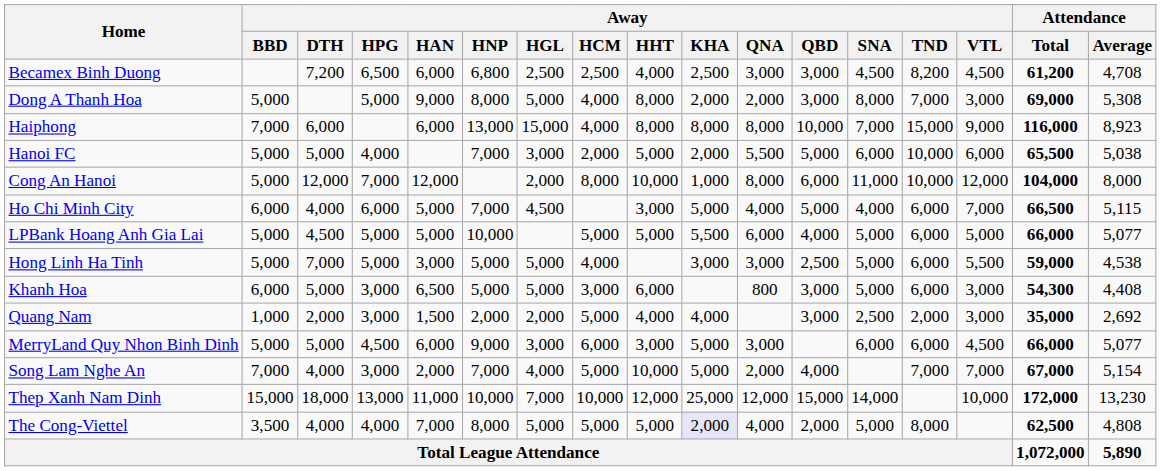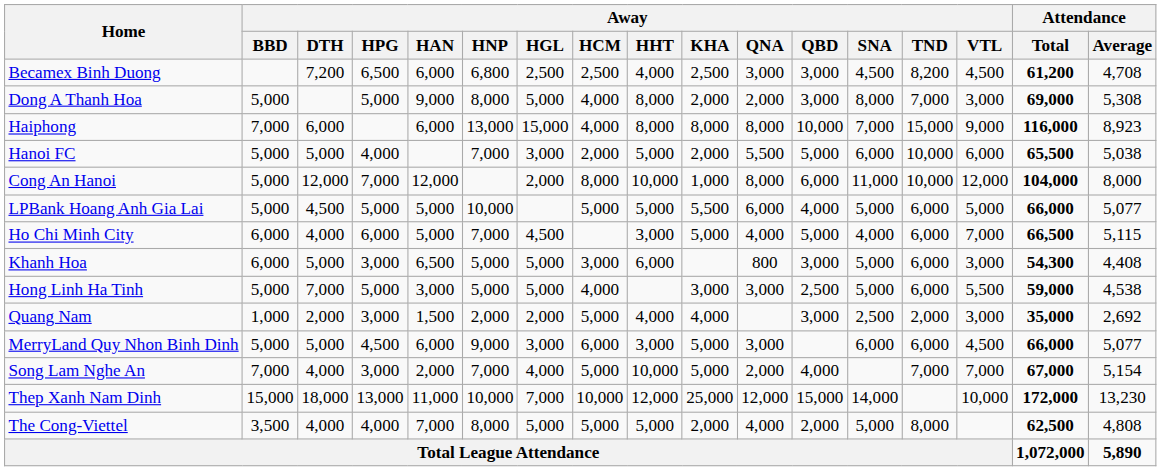rows swapped: (106, 235) <-> (71, 208)
rows swapped: (76, 262) <-> (48, 289)
(710, 425) lavender background -> (710, 425) no background
